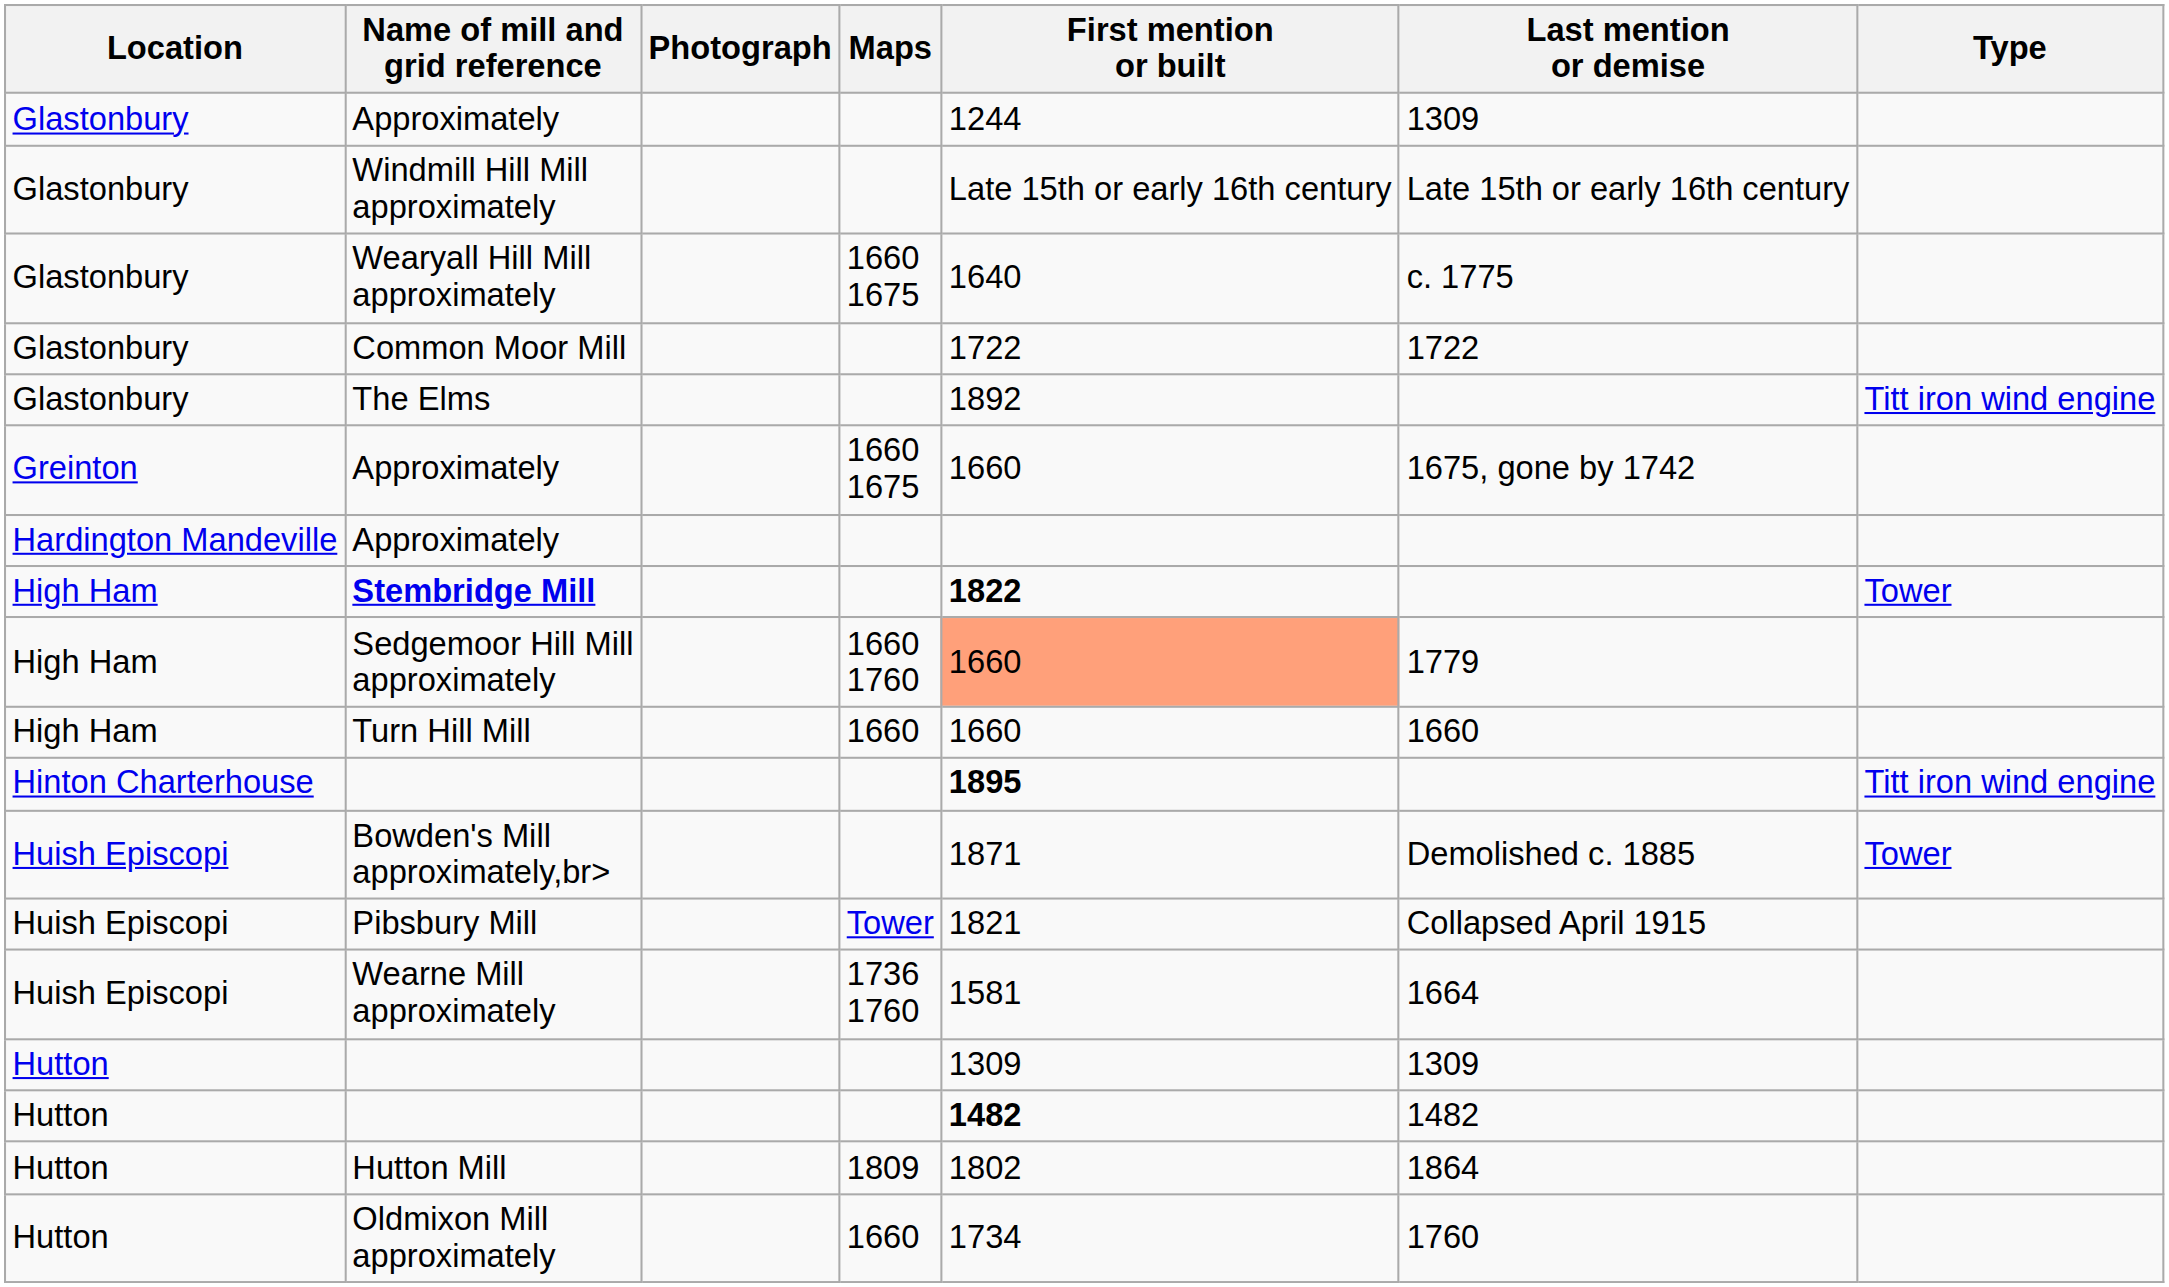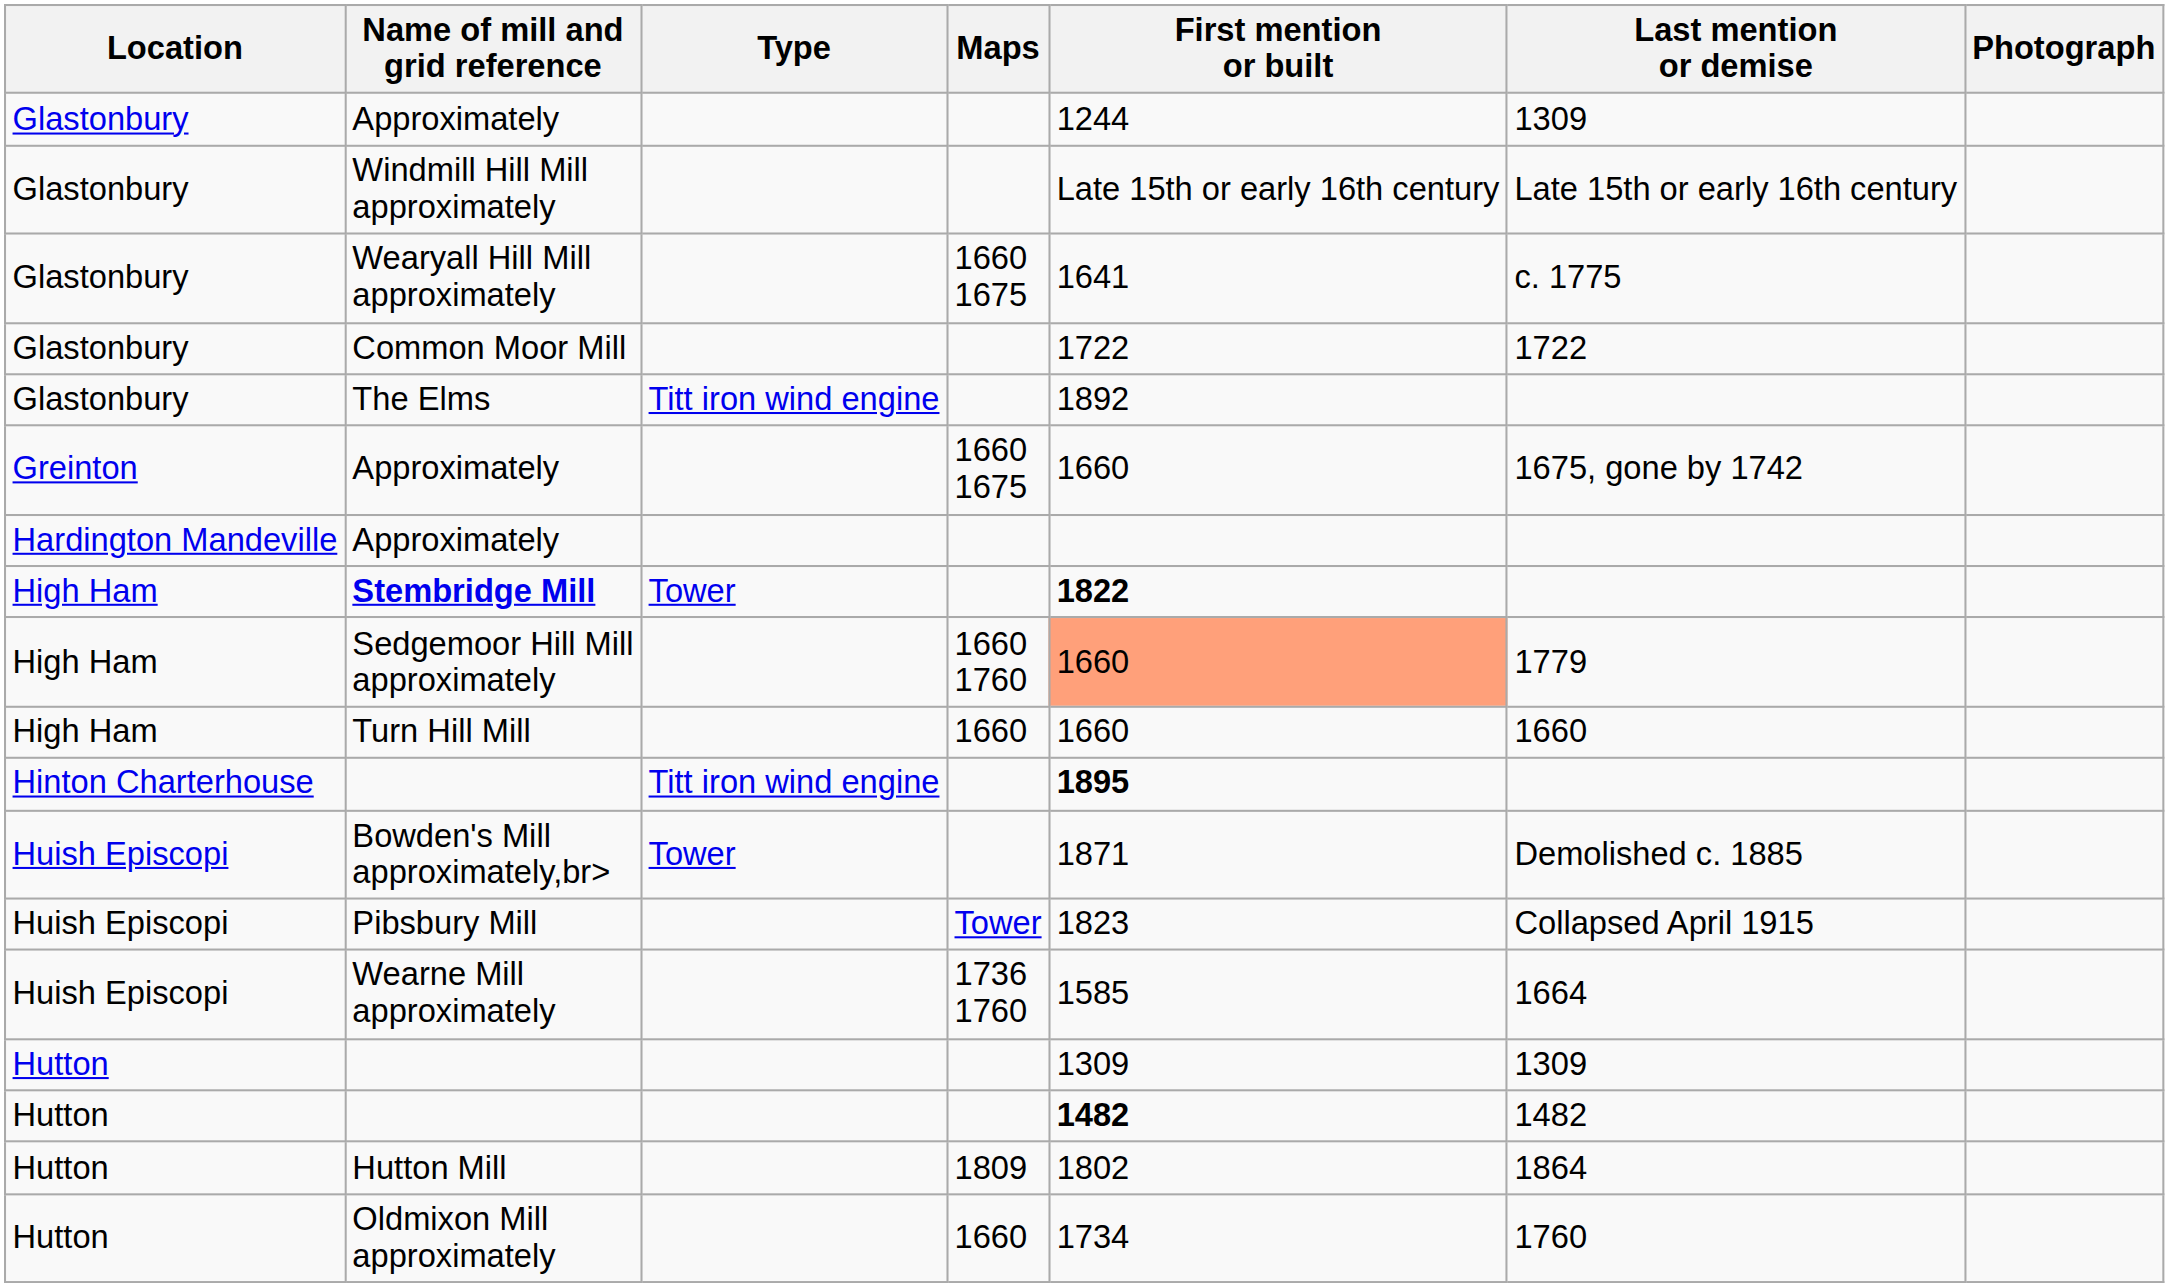columns swapped: (2010, 48) <-> (740, 48)
(985, 277) 1640 -> (1093, 277) 1641
(985, 923) 1821 -> (1093, 923) 1823
(985, 993) 1581 -> (1093, 993) 1585
